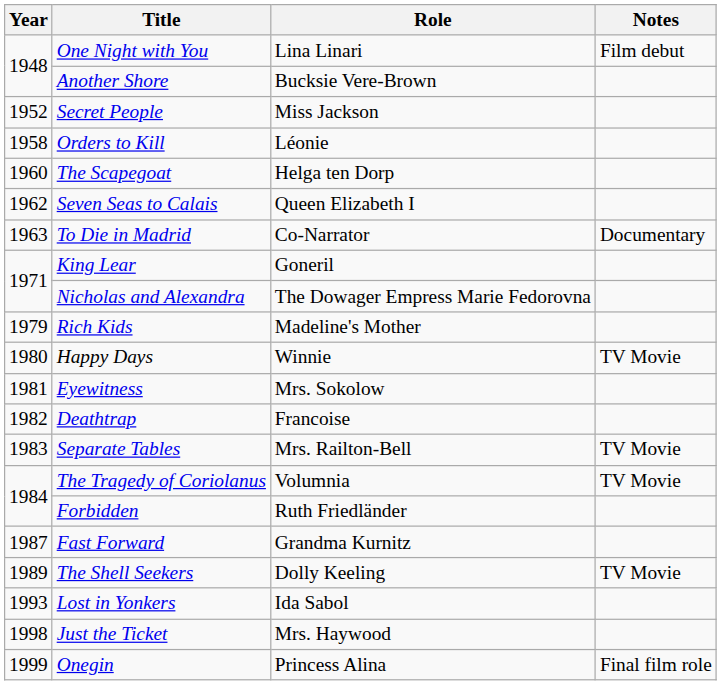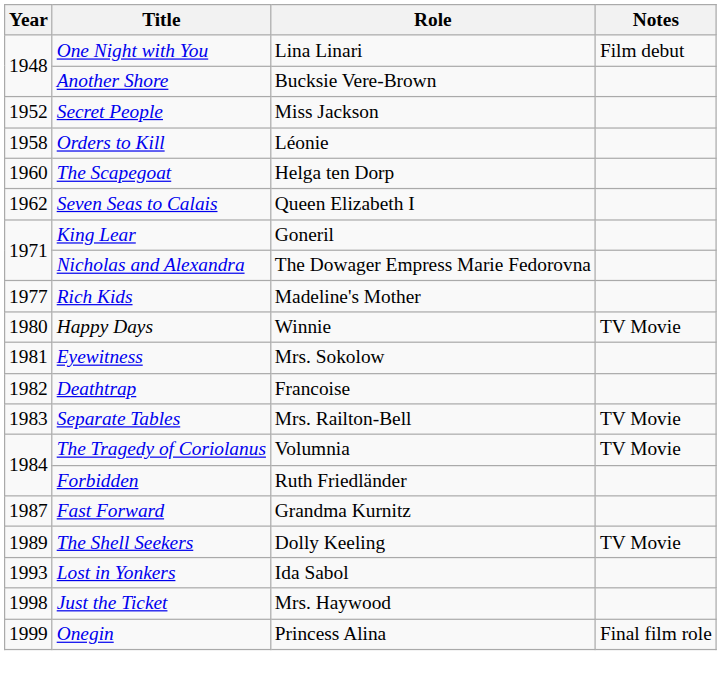- row: (124, 234)
(28, 326) 1979 -> (28, 296) 1977
